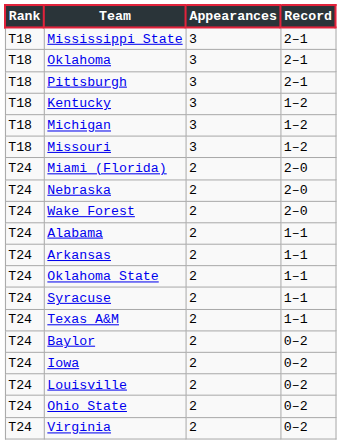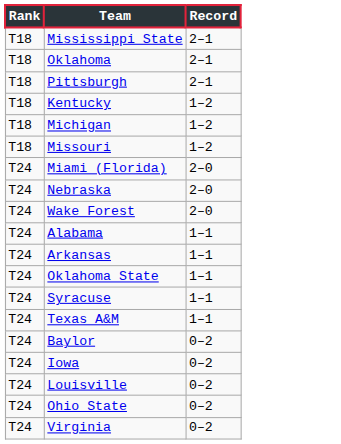- column: (233, 16)
